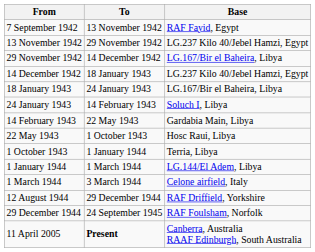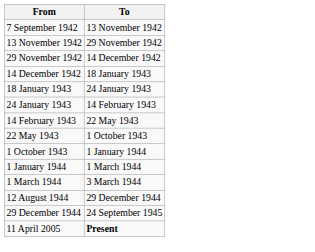- column: (238, 12)
